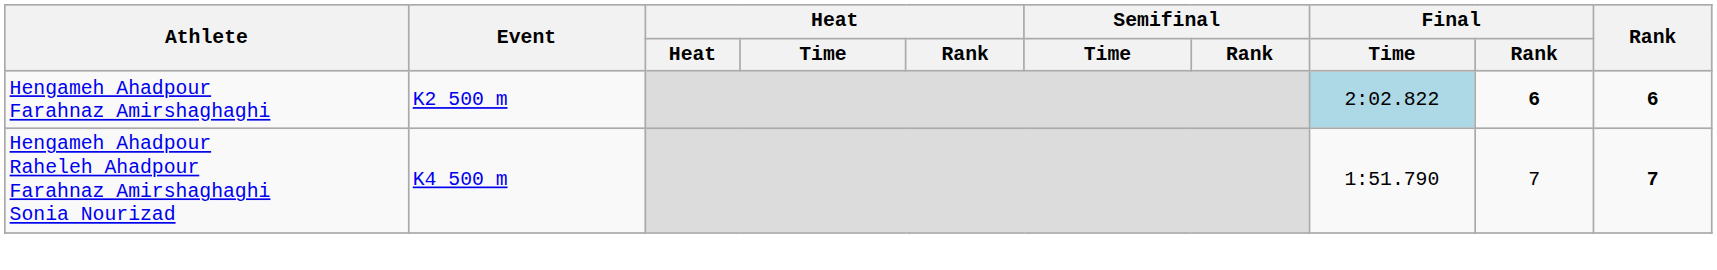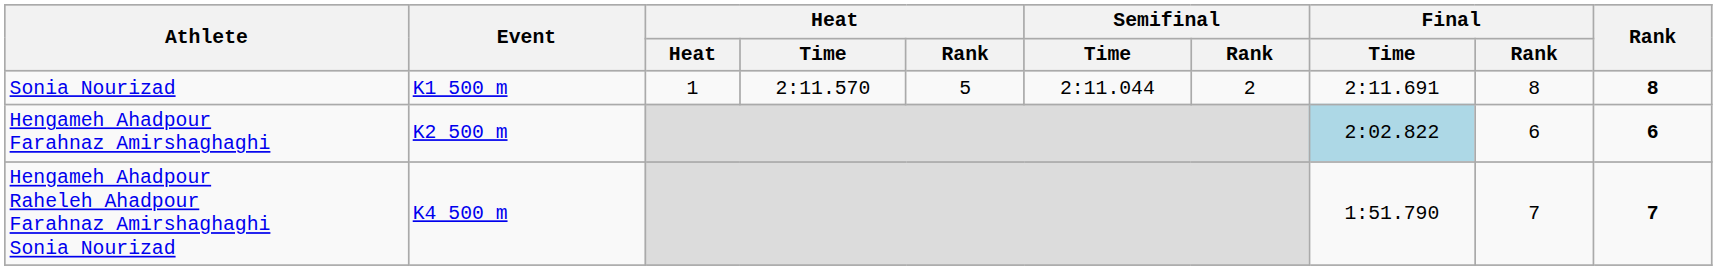+ row: (93, 88)
(1534, 99) bold -> (1534, 133) normal
